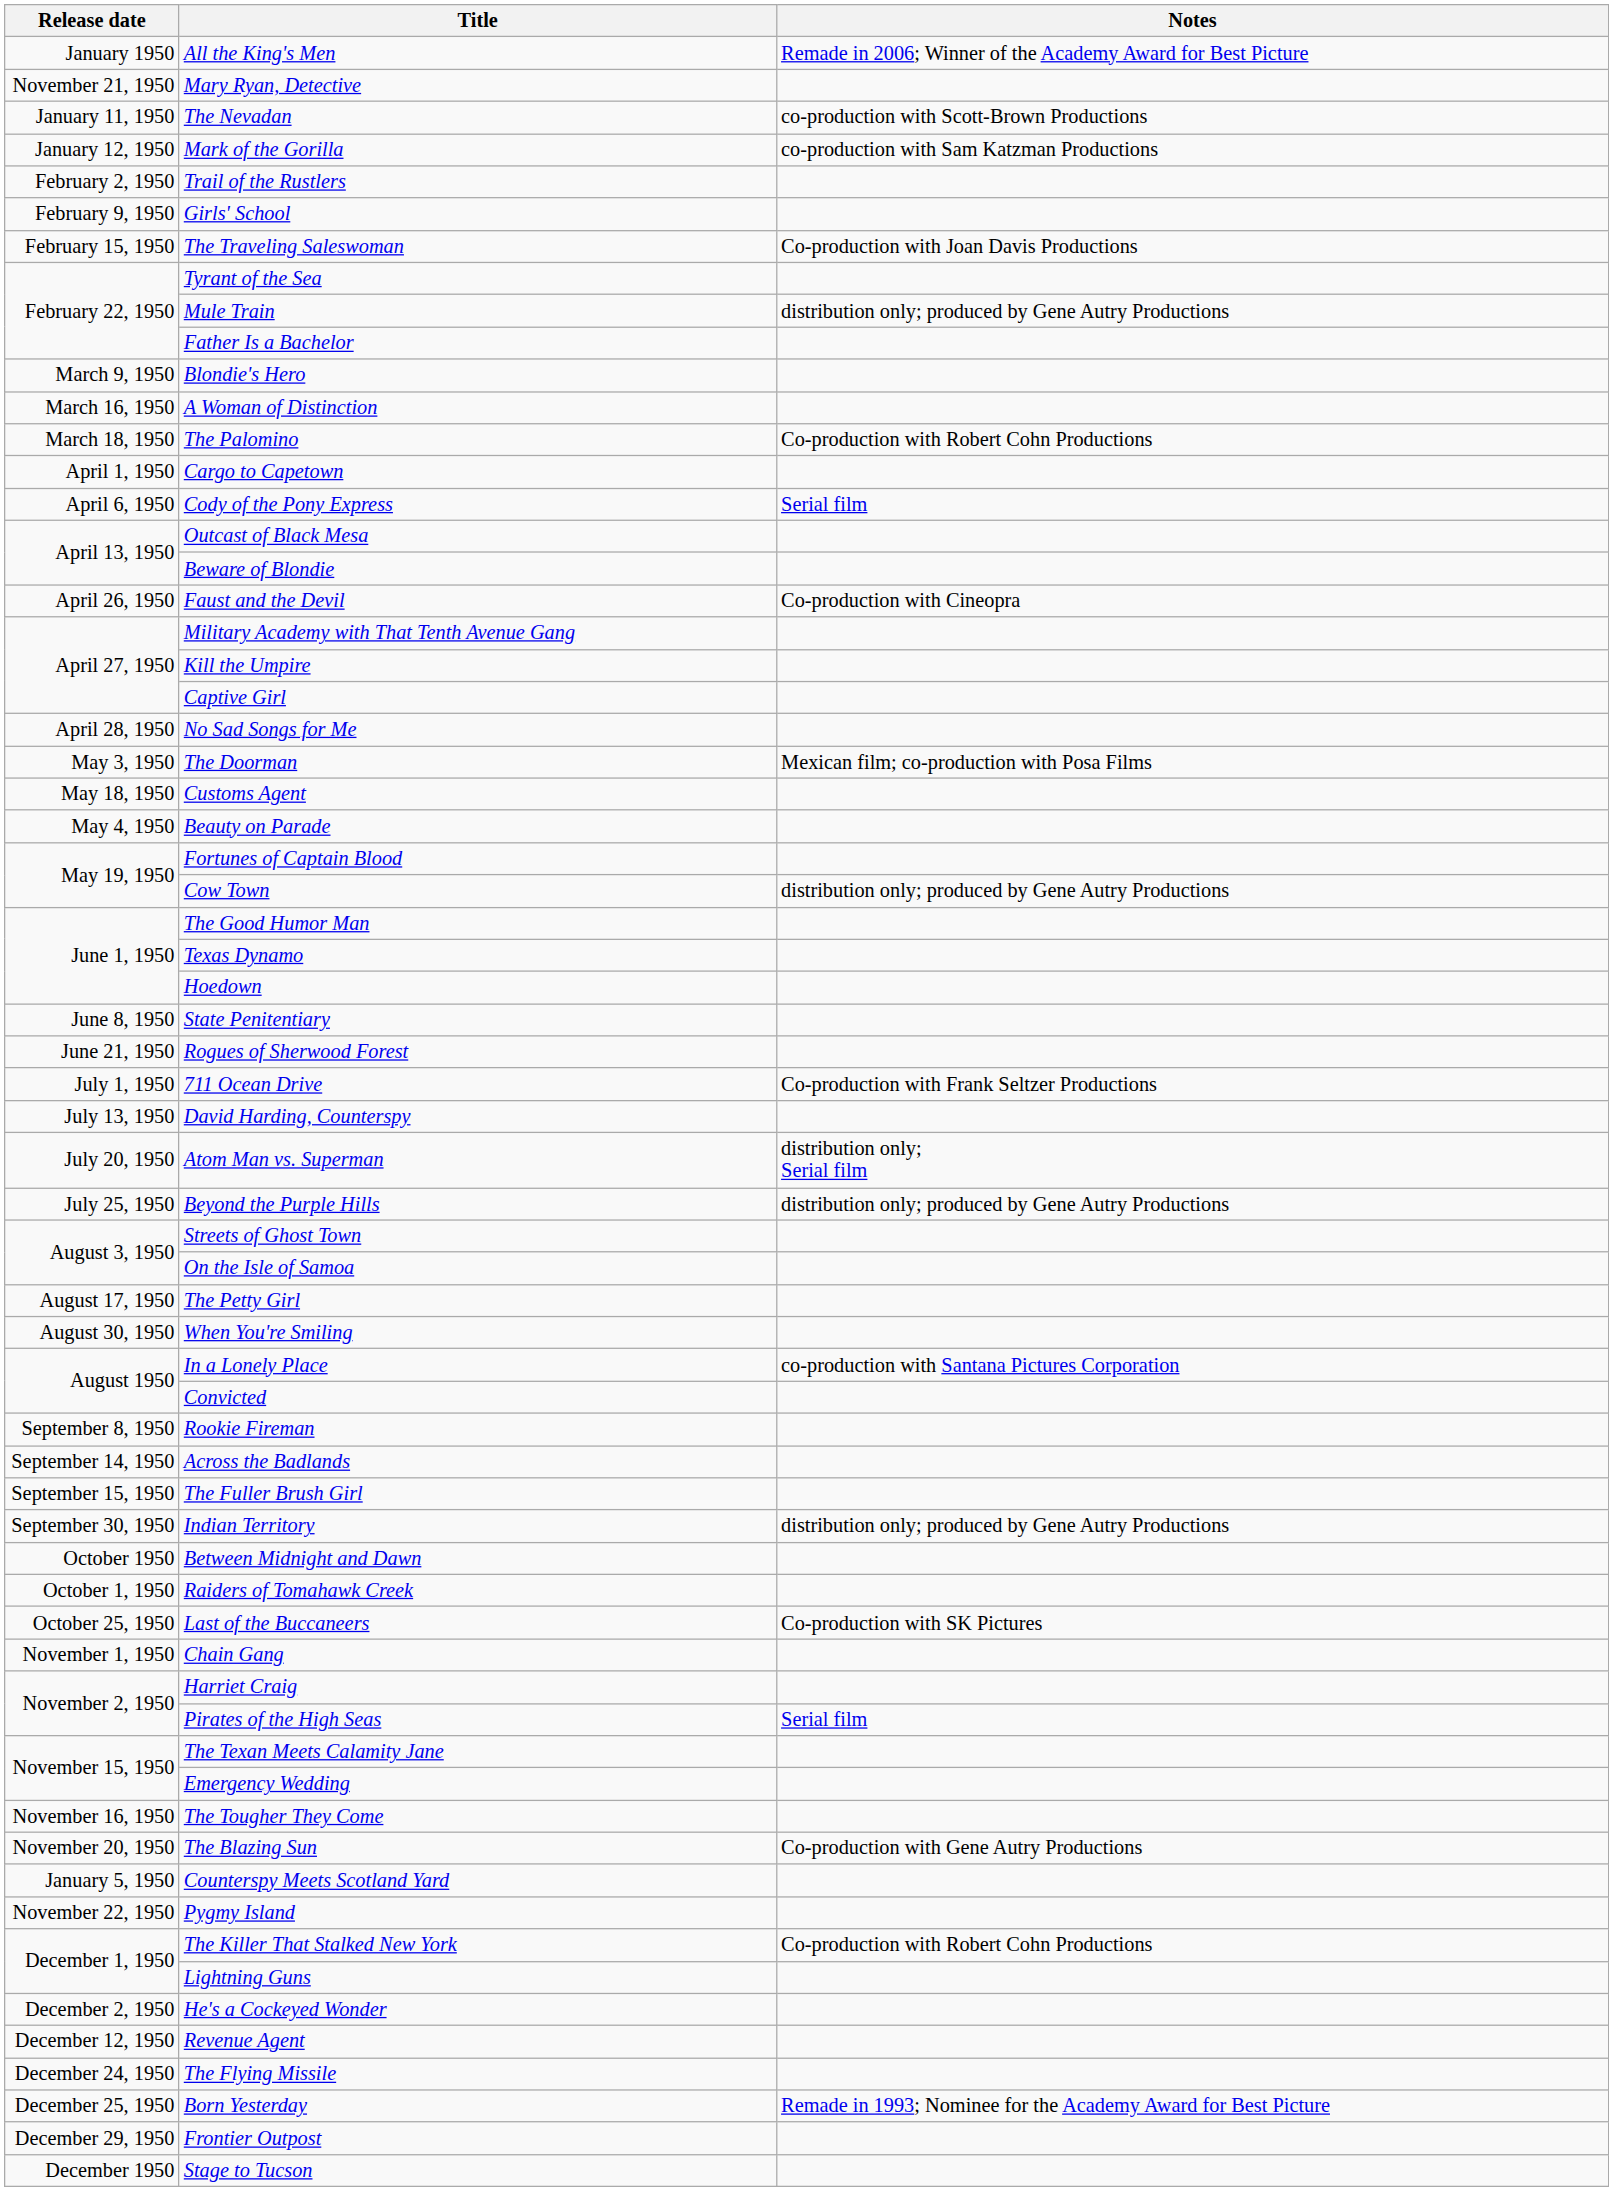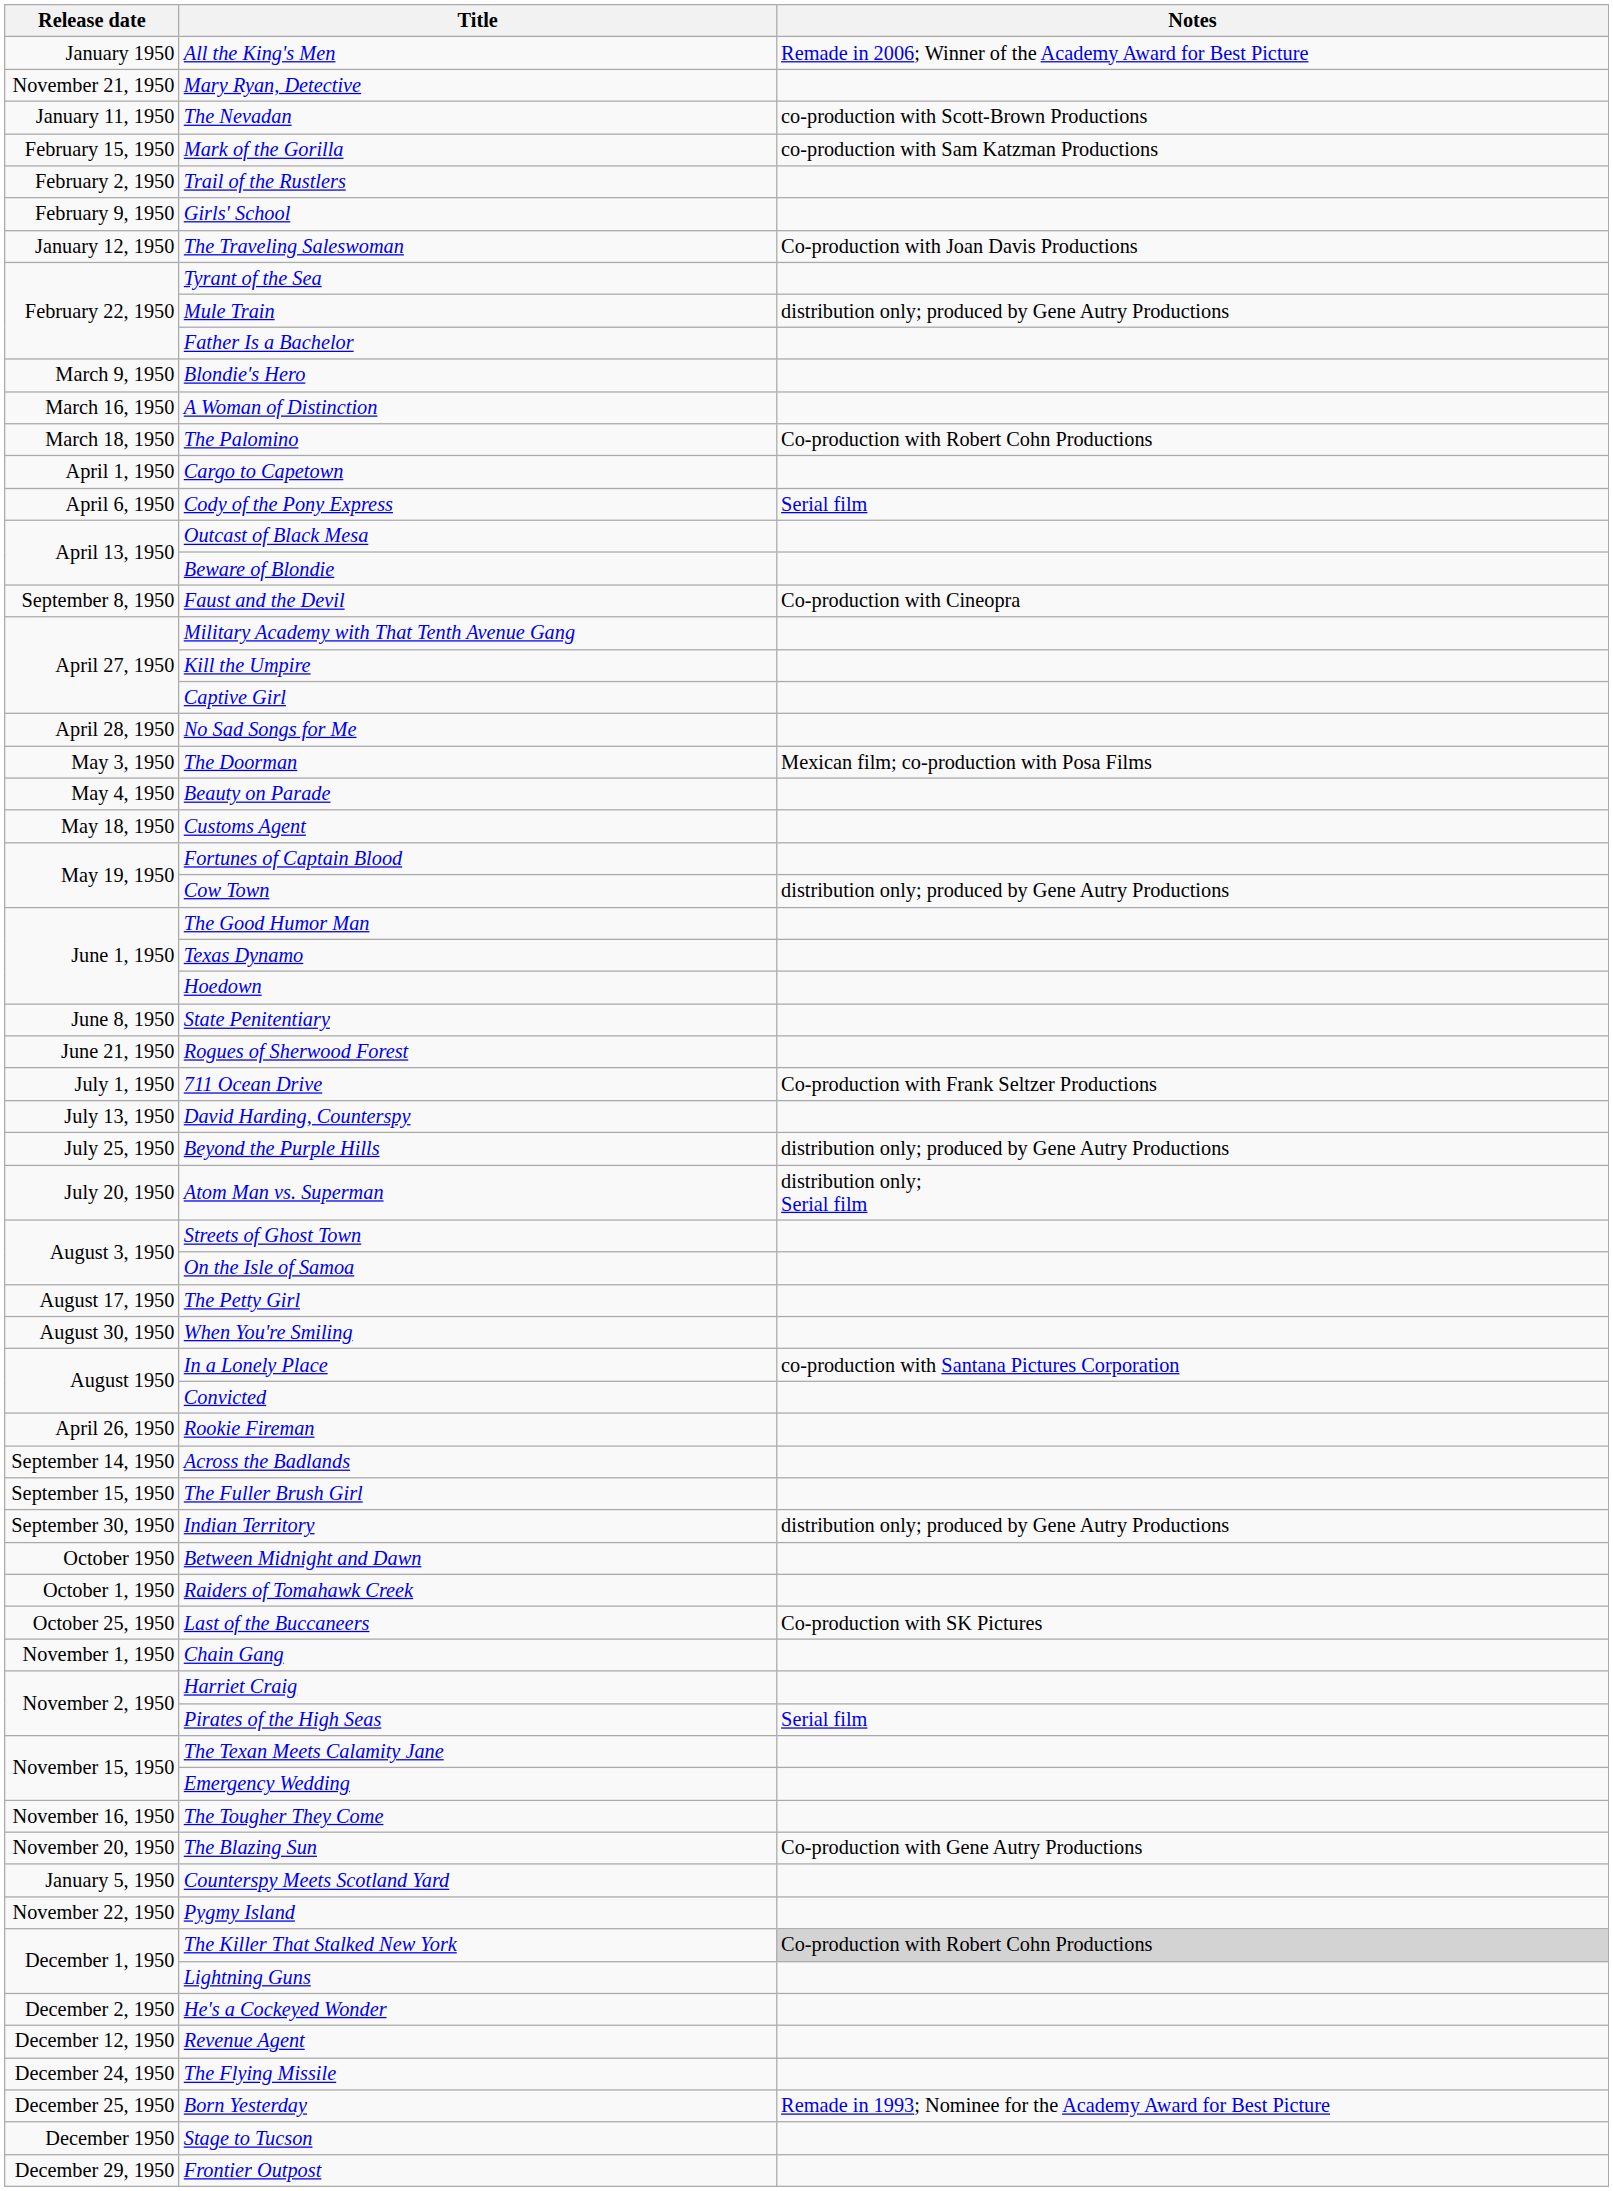(105, 149) January 12, 1950 -> (100, 149) February 15, 1950
(100, 246) February 15, 1950 -> (105, 246) January 12, 1950
(115, 600) April 26, 1950 -> (98, 600) September 8, 1950
rows swapped: (257, 826) <-> (245, 794)
rows swapped: (284, 1159) <-> (282, 1203)
(98, 1429) September 8, 1950 -> (115, 1429) April 26, 1950
(967, 1944) no background -> (967, 1944) lightgrey background
rows swapped: (253, 2138) <-> (248, 2170)
